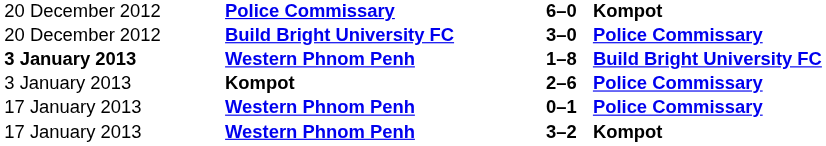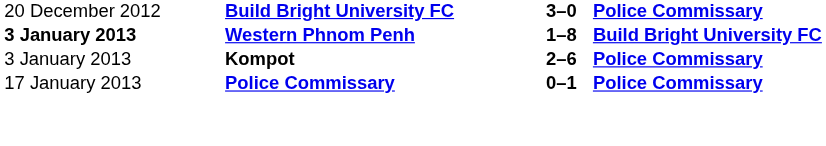- row: (561, 11)
(320, 107) Western Phnom Penh -> (310, 83) Police Commissary
- row: (561, 131)
